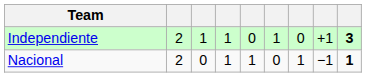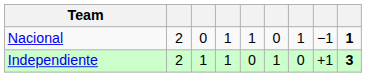rows swapped: (53, 38) <-> (35, 60)
